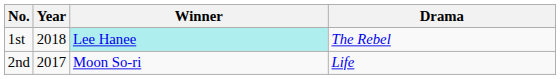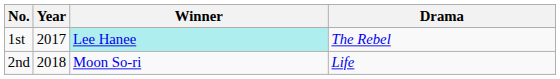(51, 39) 2018 -> (51, 39) 2017
(51, 62) 2017 -> (51, 62) 2018
